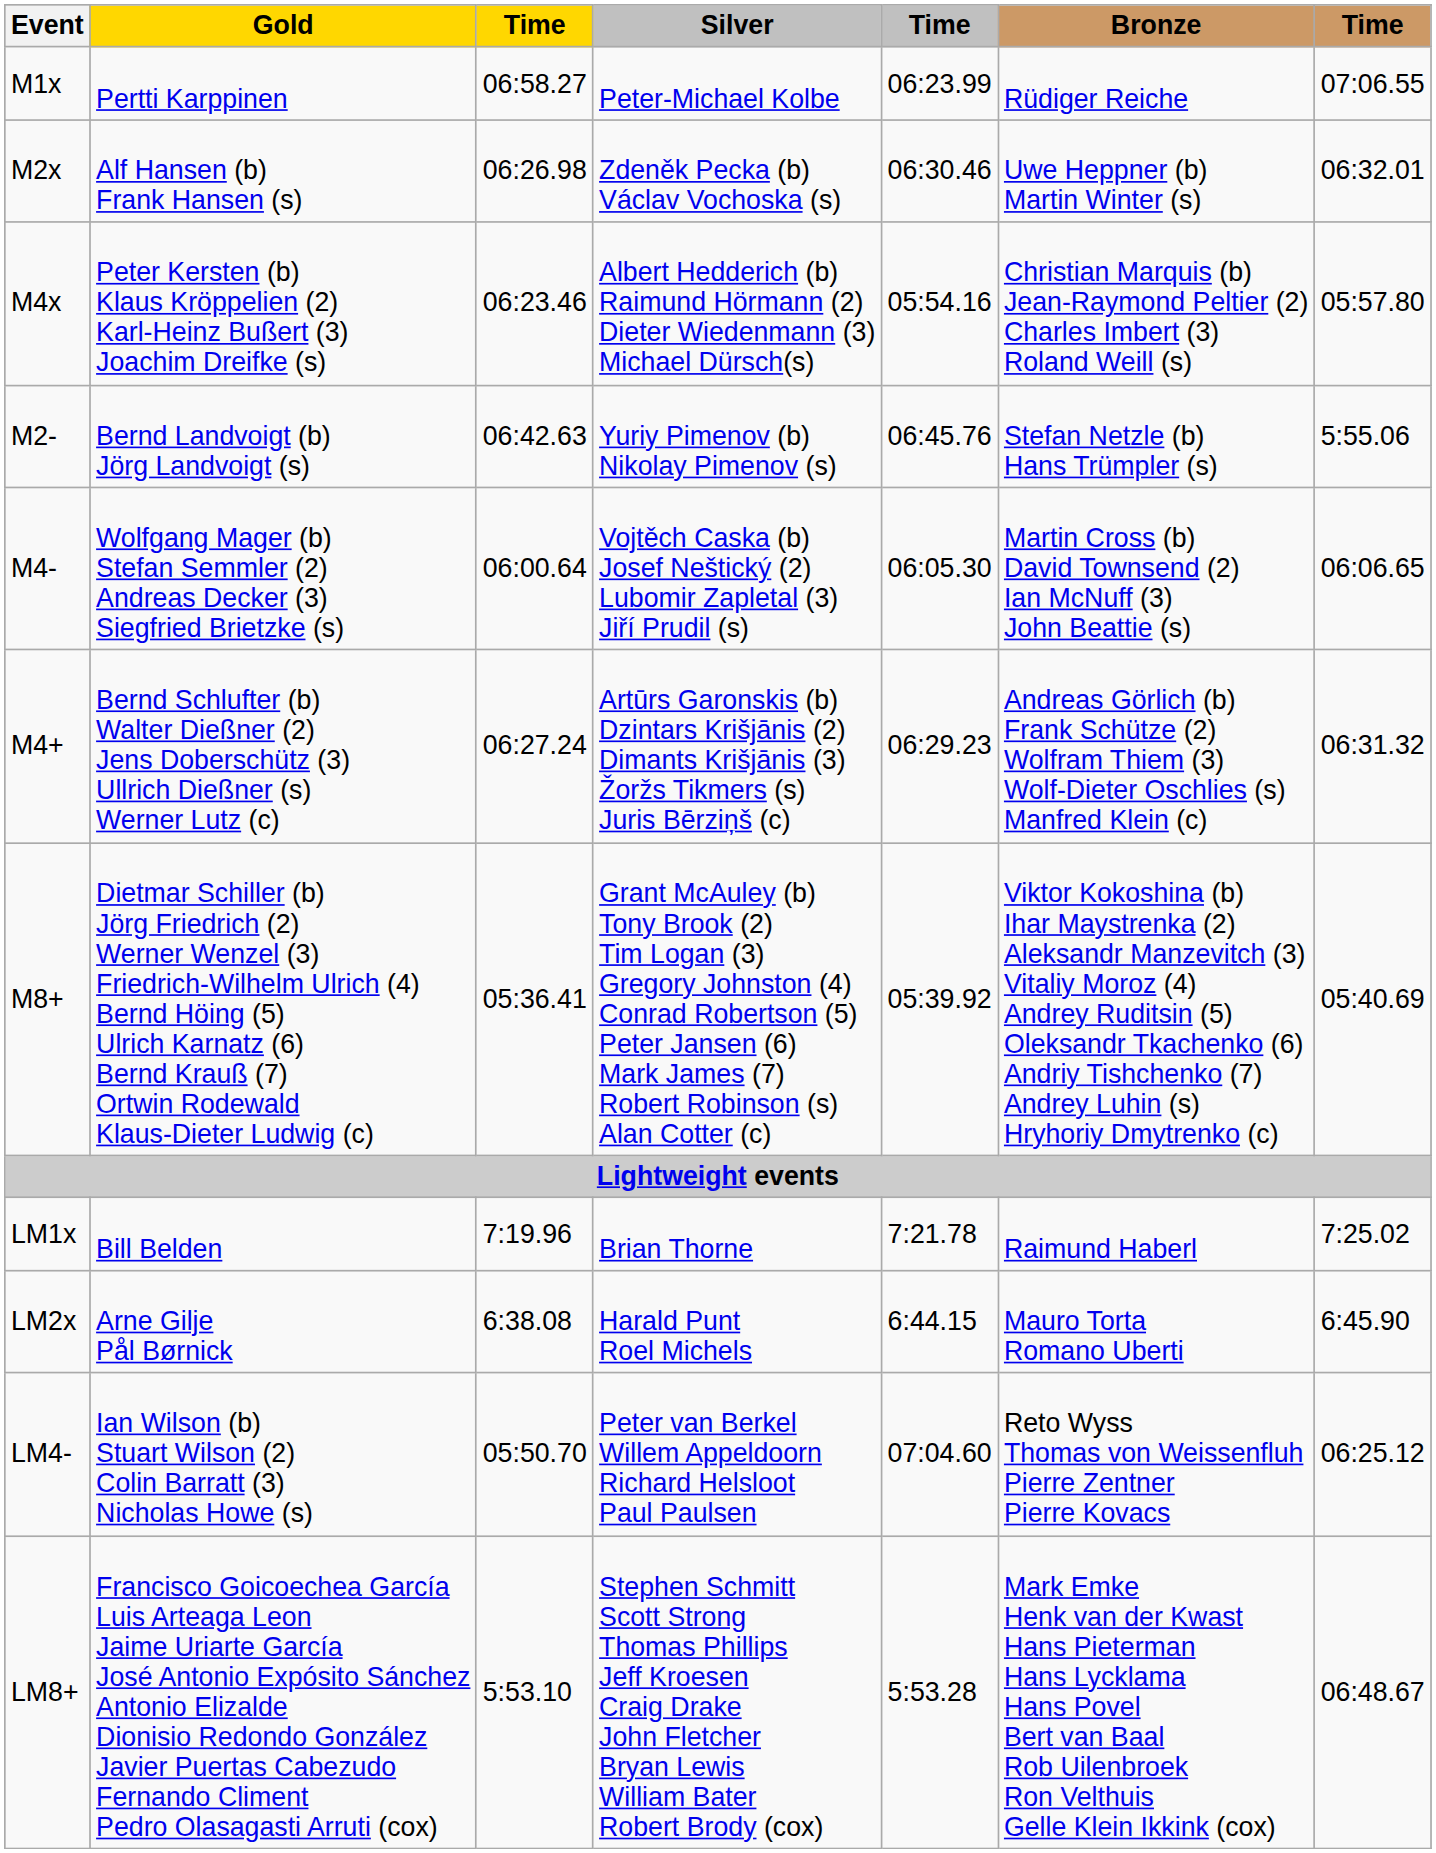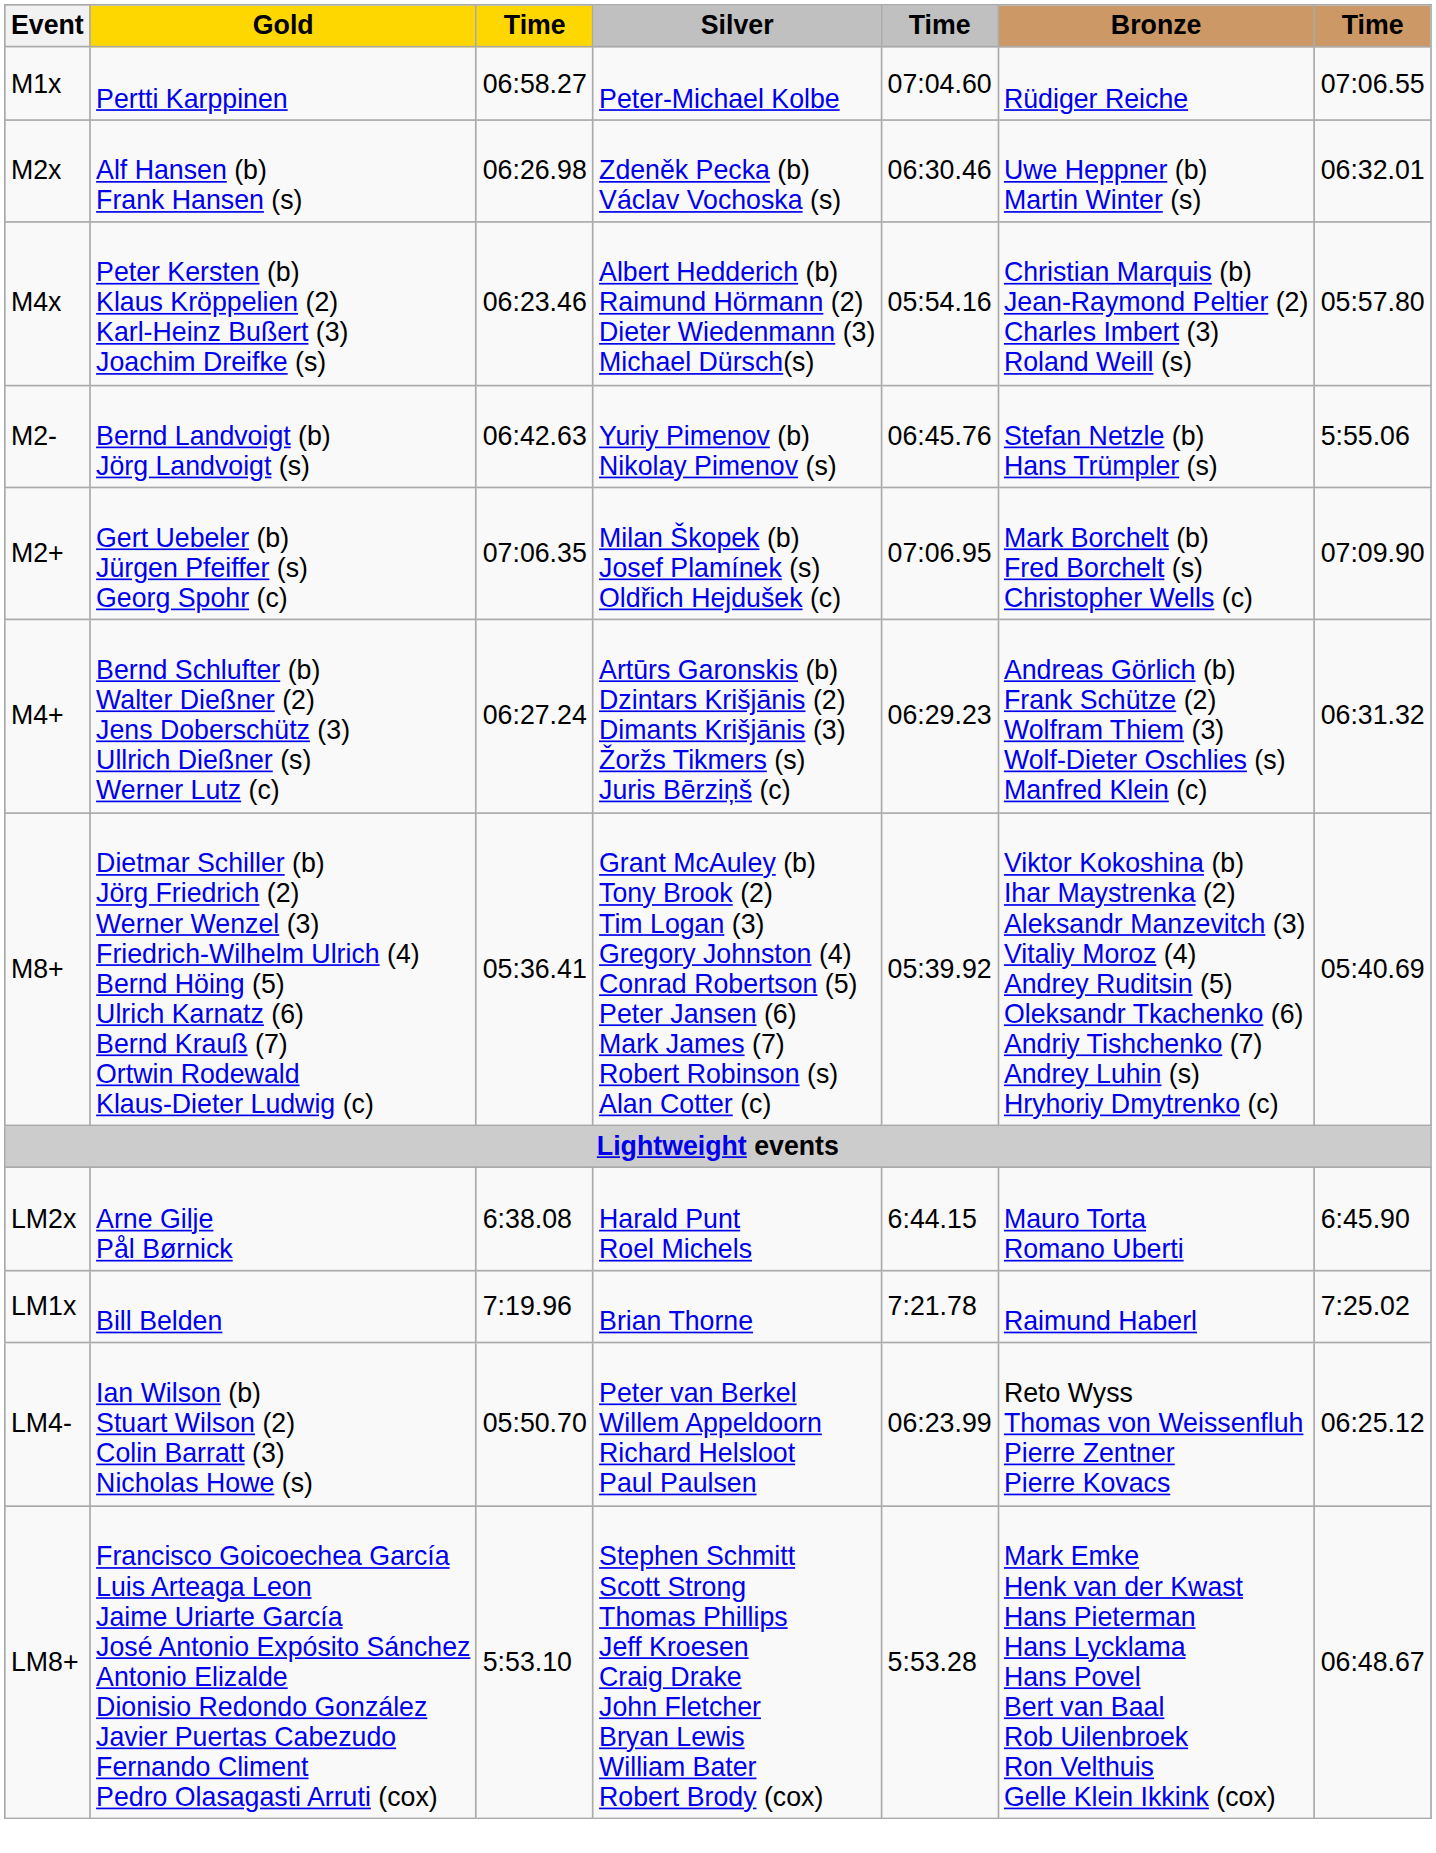(940, 83) 06:23.99 -> (940, 83) 07:04.60
+ row: (37, 553)
- row: (34, 568)
rows swapped: (44, 1233) <-> (44, 1321)
(940, 1453) 07:04.60 -> (940, 1423) 06:23.99
